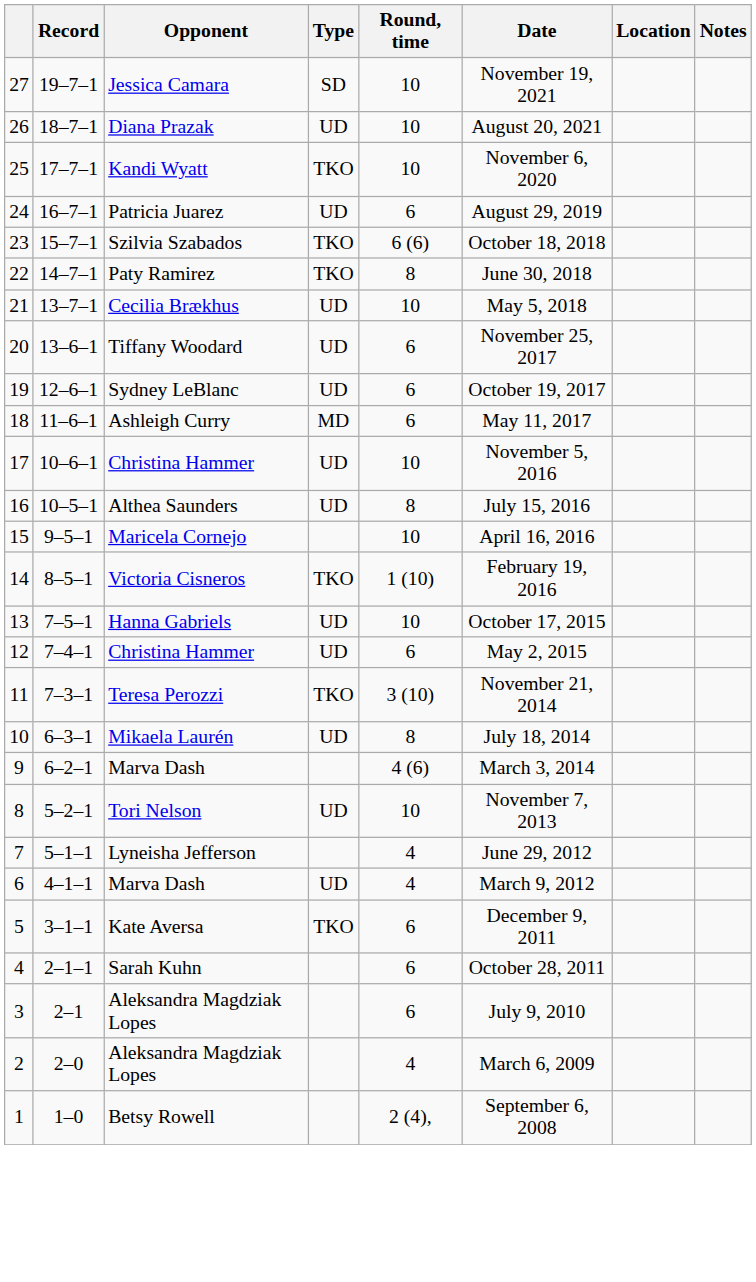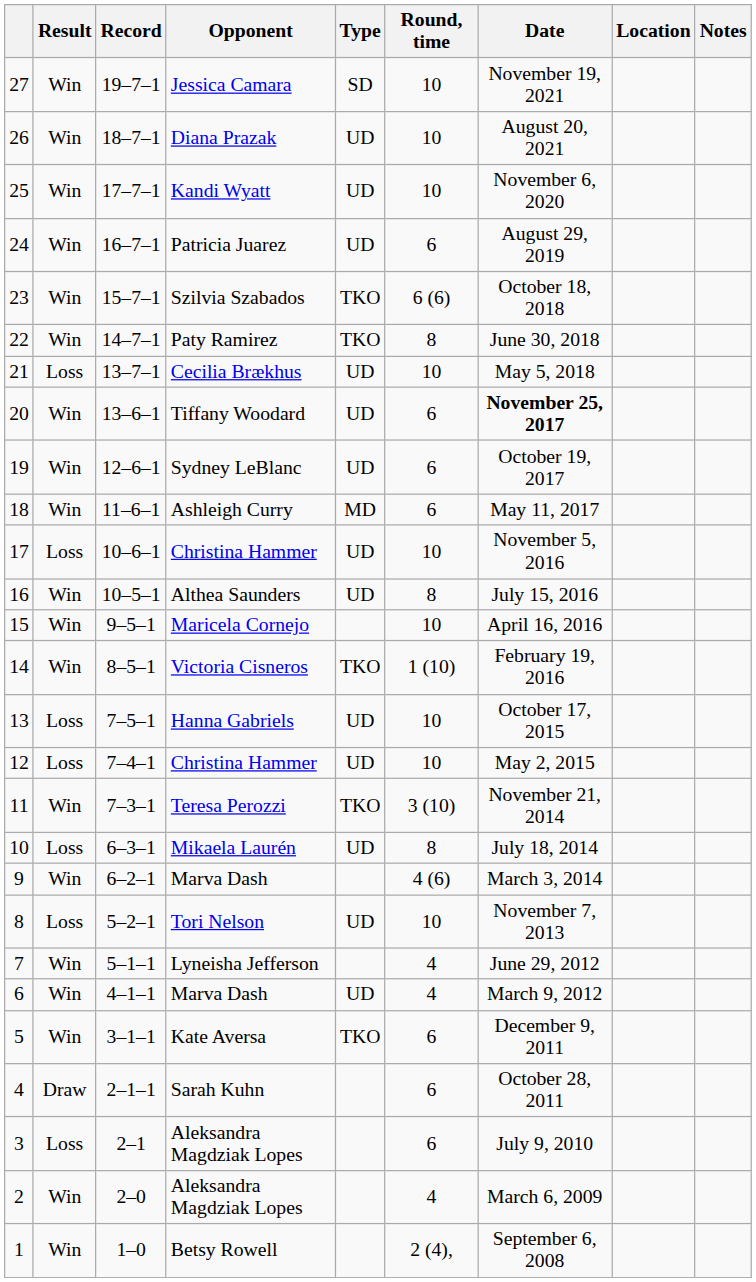+ column: (65, 31)
(333, 169) TKO -> (360, 191) UD
(537, 347) normal -> (545, 413) bold
(410, 652) 6 -> (432, 763) 10
